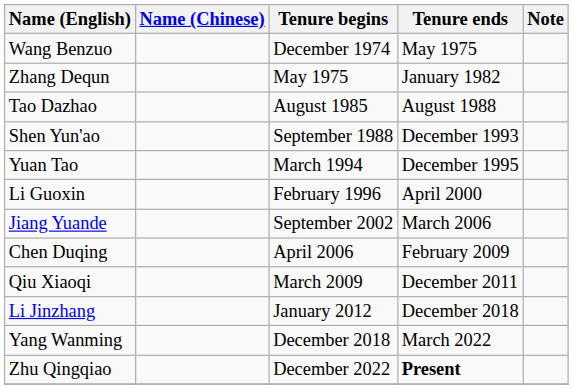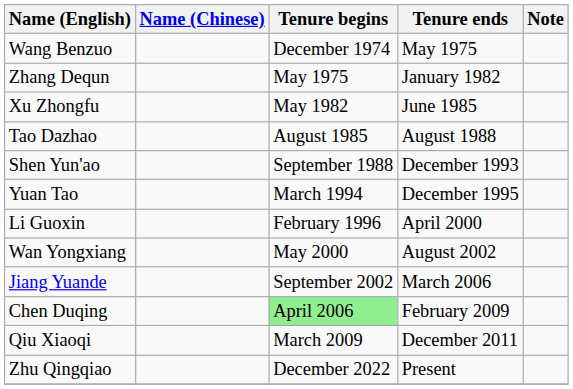+ row: (54, 106)
+ row: (67, 252)
(313, 252) no background -> (313, 310) lightgreen background
- row: (52, 310)
- row: (65, 340)
(431, 369) bold -> (429, 369) normal
